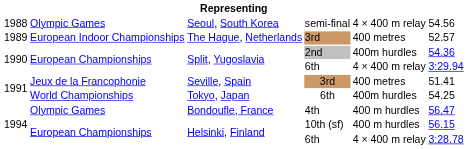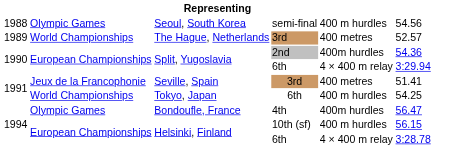(389, 23) 4 × 400 m relay -> (353, 23) 400 m hurdles
(107, 38) European Indoor Championships -> (82, 38) World Championships
(385, 96) 400m hurdles -> (353, 96) 400 m hurdles
(386, 110) 400 m hurdles -> (352, 110) 400m hurdles
